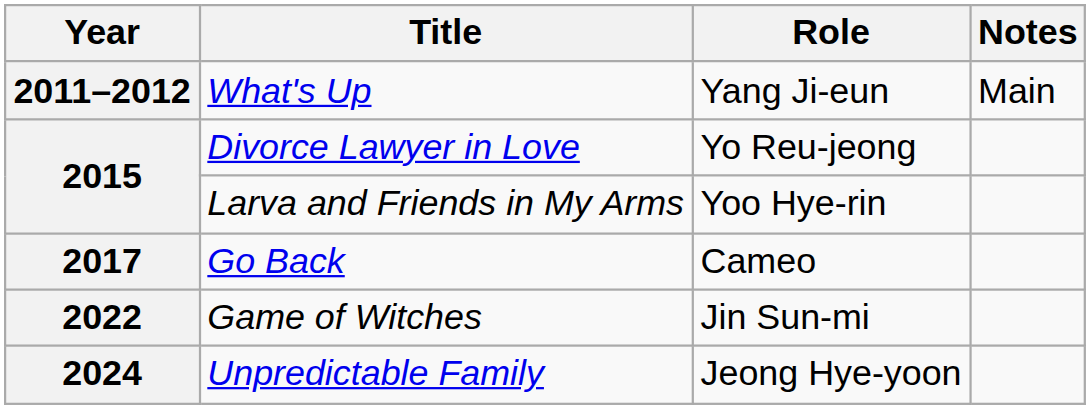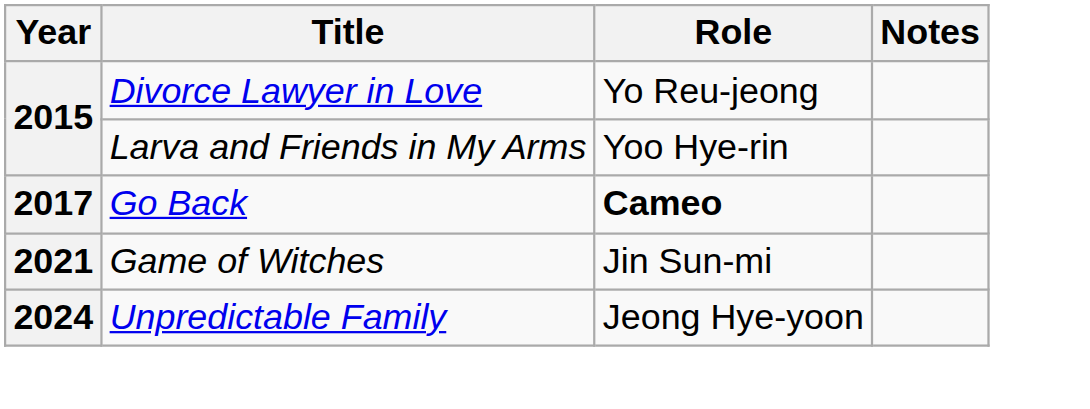- row: (289, 89)
(758, 260) normal -> (663, 203) bold
(102, 317) 2022 -> (53, 260) 2021
